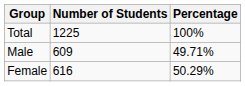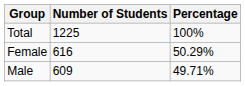rows swapped: (27, 71) <-> (20, 52)
